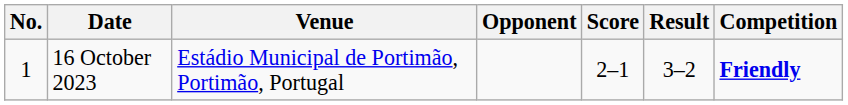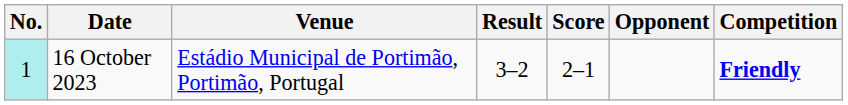columns swapped: (529, 22) <-> (679, 22)
(26, 69) no background -> (26, 69) paleturquoise background
